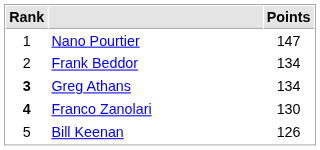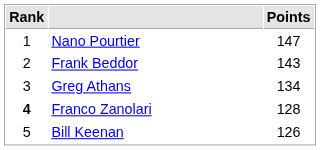(289, 64) 134 -> (289, 64) 143
(27, 87) bold -> (27, 87) normal
(289, 110) 130 -> (289, 110) 128
